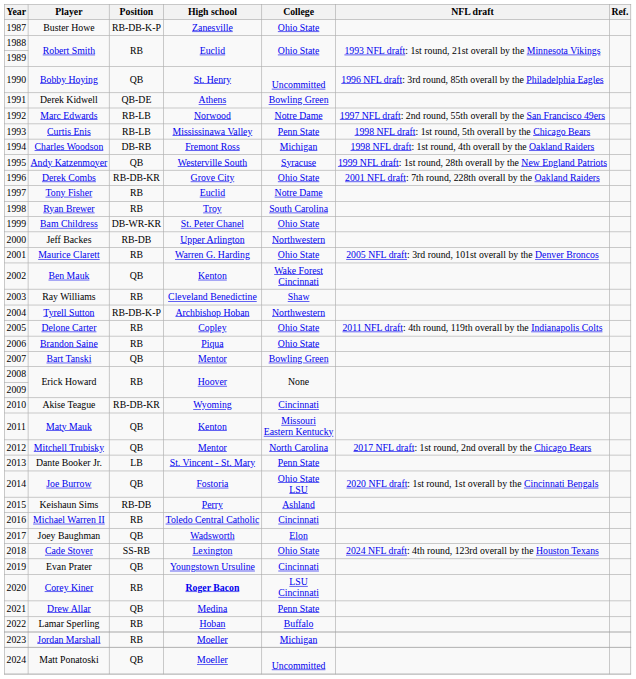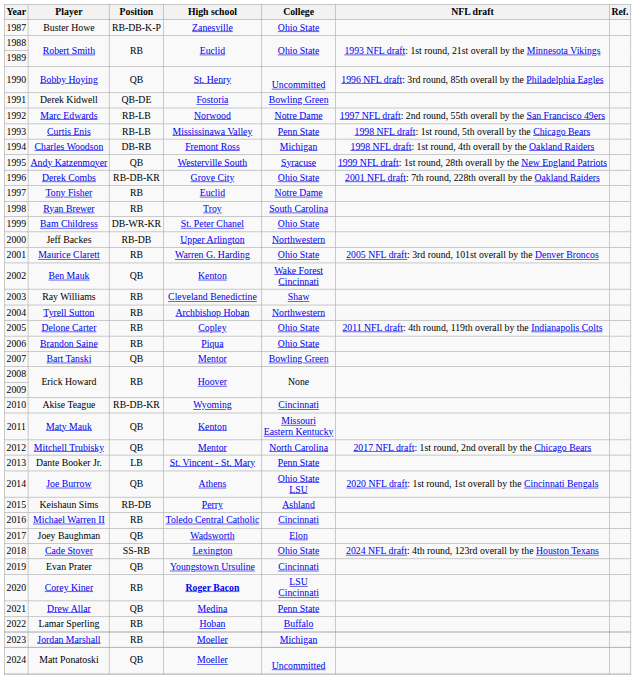(212, 100) Athens -> (212, 100) Fostoria
(136, 312) RB-DB-K-P -> (136, 312) RB
(212, 484) Fostoria -> (212, 484) Athens
